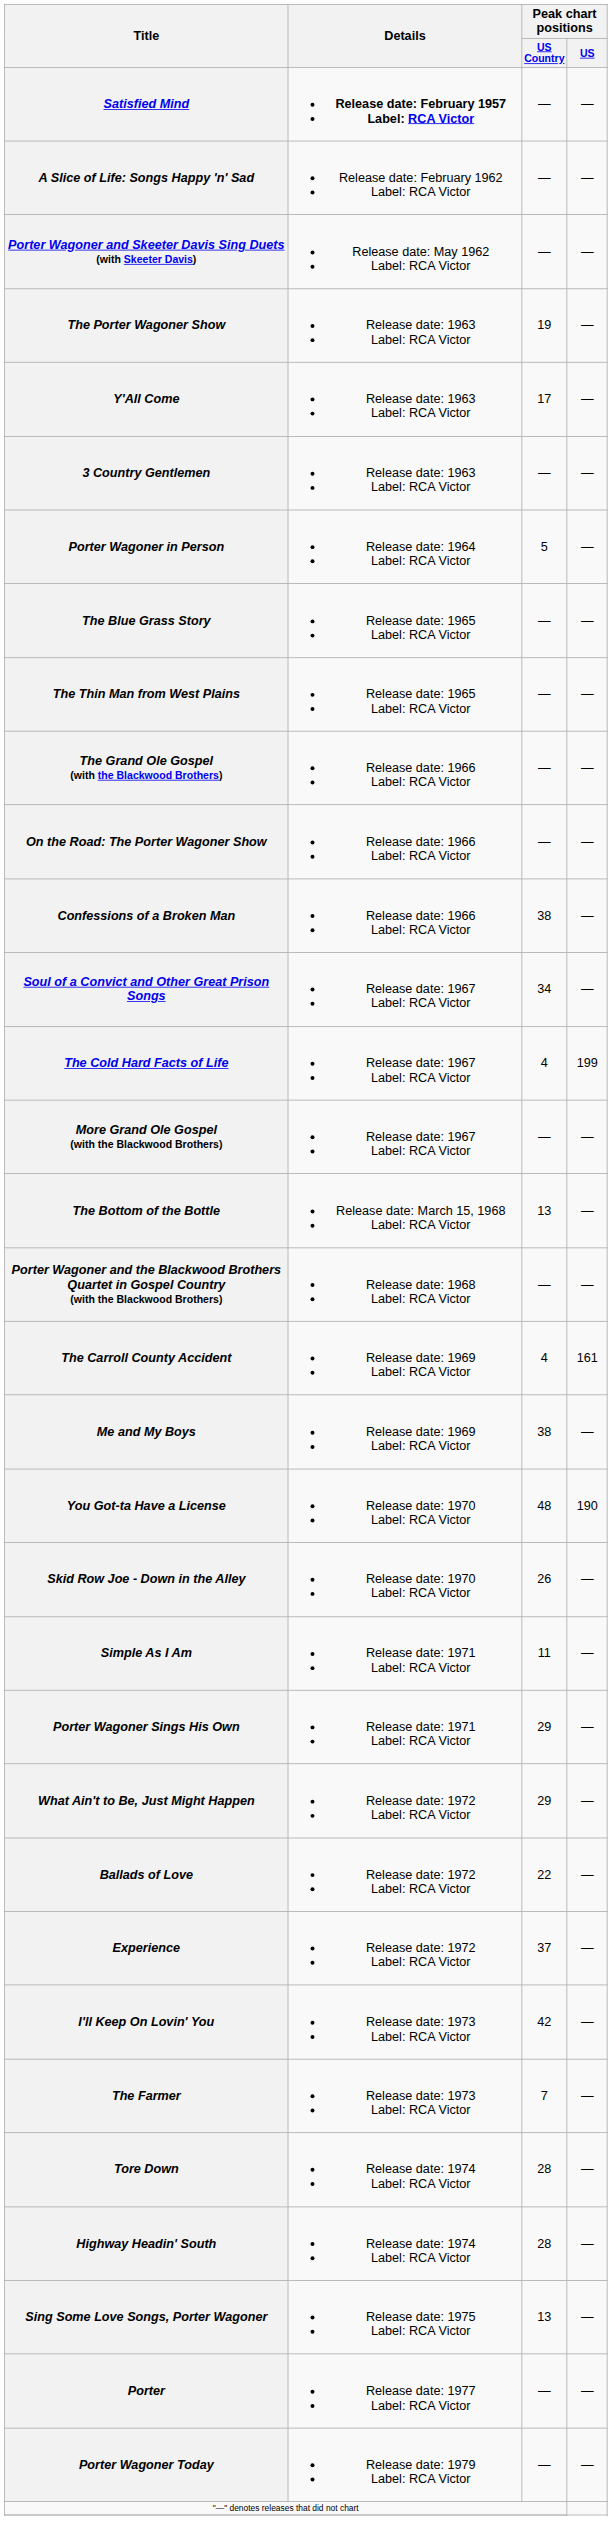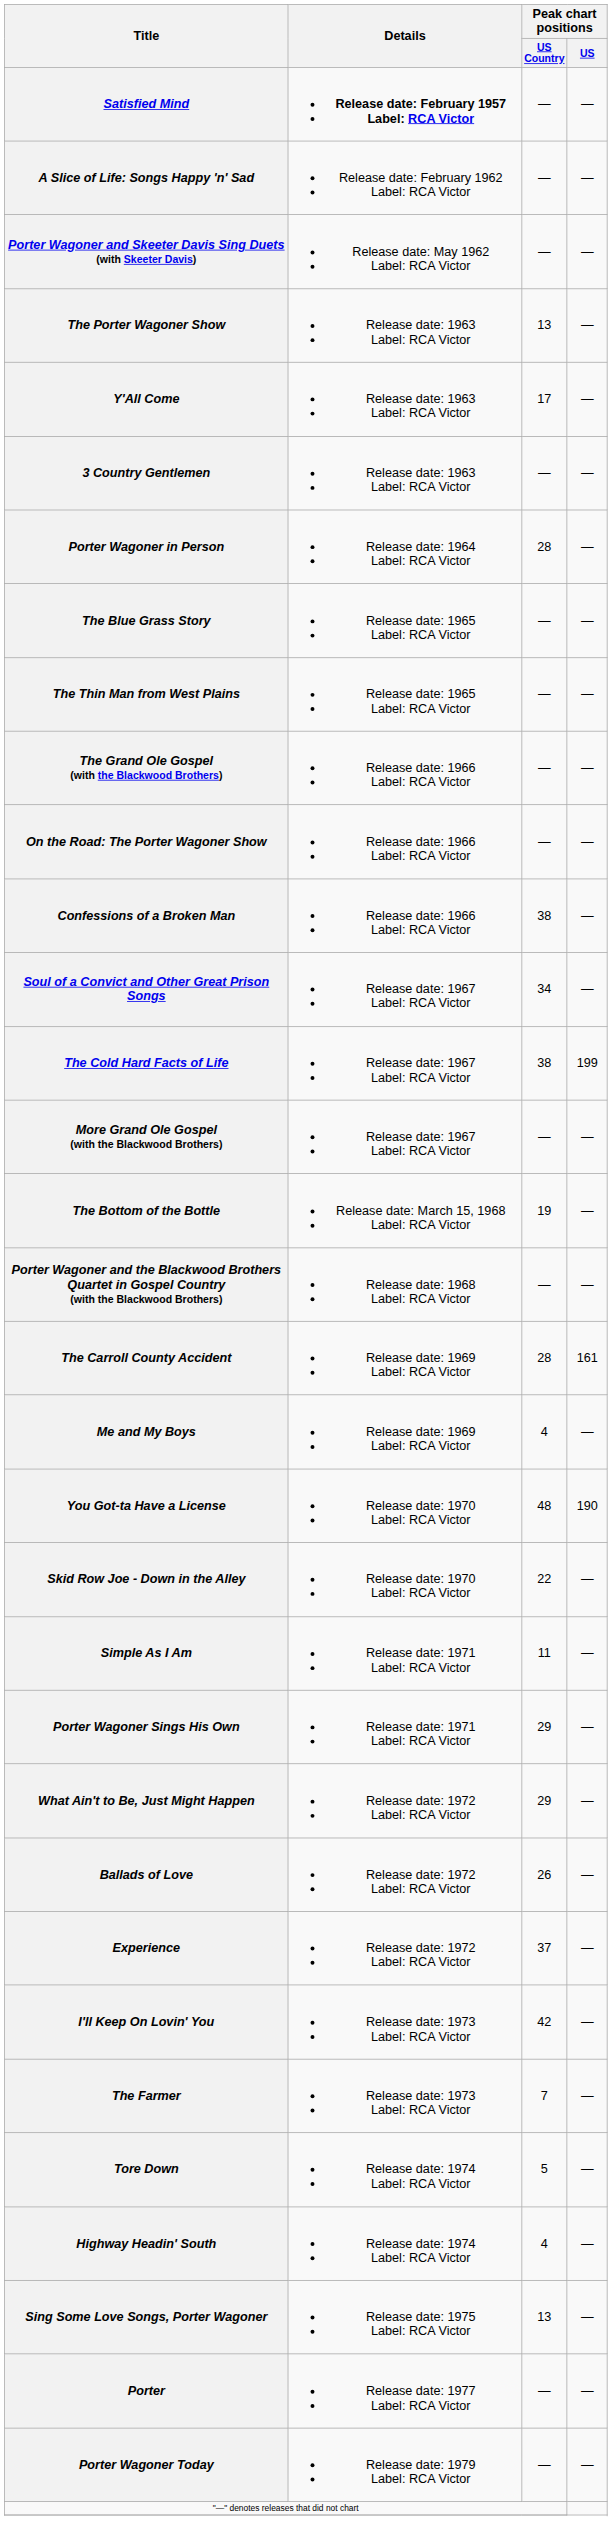(544, 325) 19 -> (544, 325) 13
(544, 546) 5 -> (544, 546) 28
(544, 1063) 4 -> (544, 1063) 38
(544, 1210) 13 -> (544, 1210) 19
(544, 1358) 4 -> (544, 1358) 28
(544, 1432) 38 -> (544, 1432) 4
(544, 1579) 26 -> (544, 1579) 22
(544, 1874) 22 -> (544, 1874) 26
(544, 2169) 28 -> (544, 2169) 5
(544, 2243) 28 -> (544, 2243) 4
